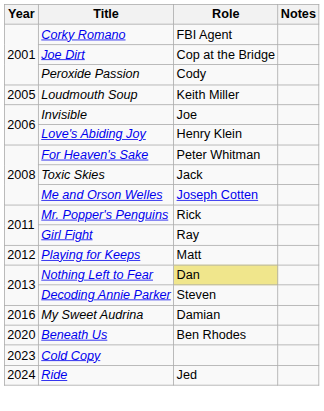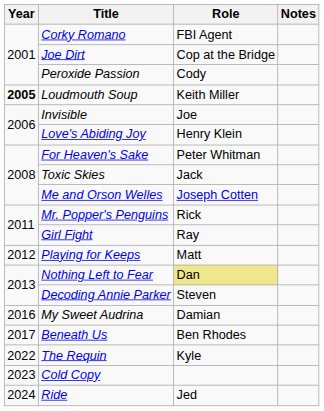(21, 94) normal -> (21, 94) bold
(21, 335) 2020 -> (21, 335) 2017
+ row: (74, 355)
